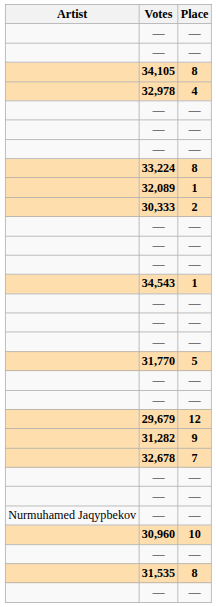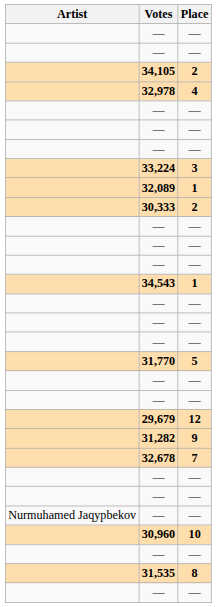(195, 71) 8 -> (195, 71) 2
(195, 168) 8 -> (195, 168) 3
